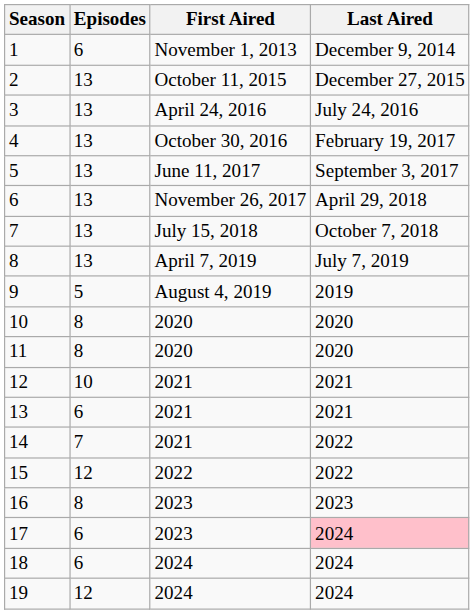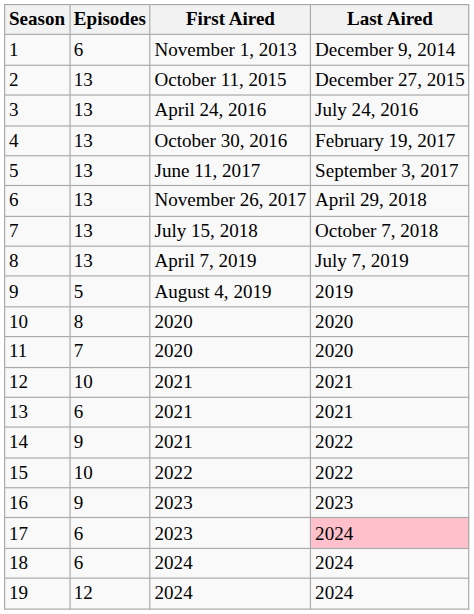(79, 351) 8 -> (79, 351) 7
(79, 442) 7 -> (79, 442) 9
(83, 472) 12 -> (83, 472) 10
(79, 502) 8 -> (79, 502) 9
